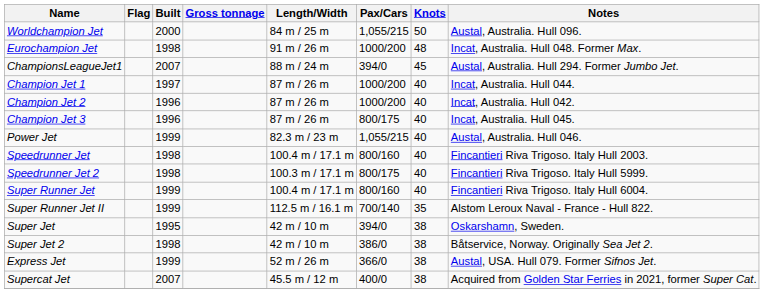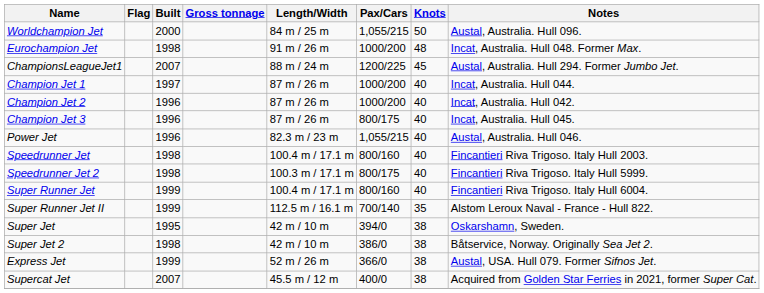(373, 66) 394/0 -> (382, 66) 1200/225
(168, 137) 1999 -> (168, 137) 1996
